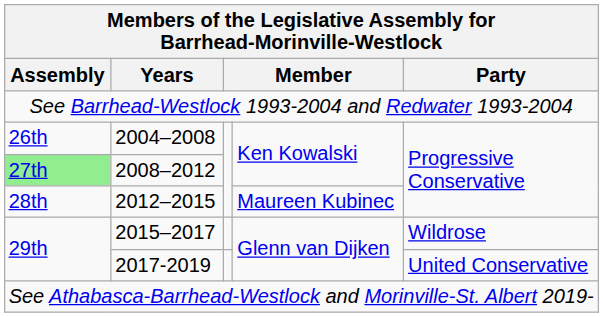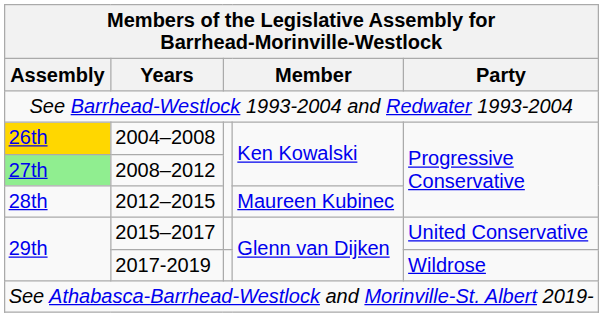(28, 138) no background -> (28, 138) gold background
(447, 233) Wildrose -> (498, 233) United Conservative
(498, 264) United Conservative -> (447, 264) Wildrose
